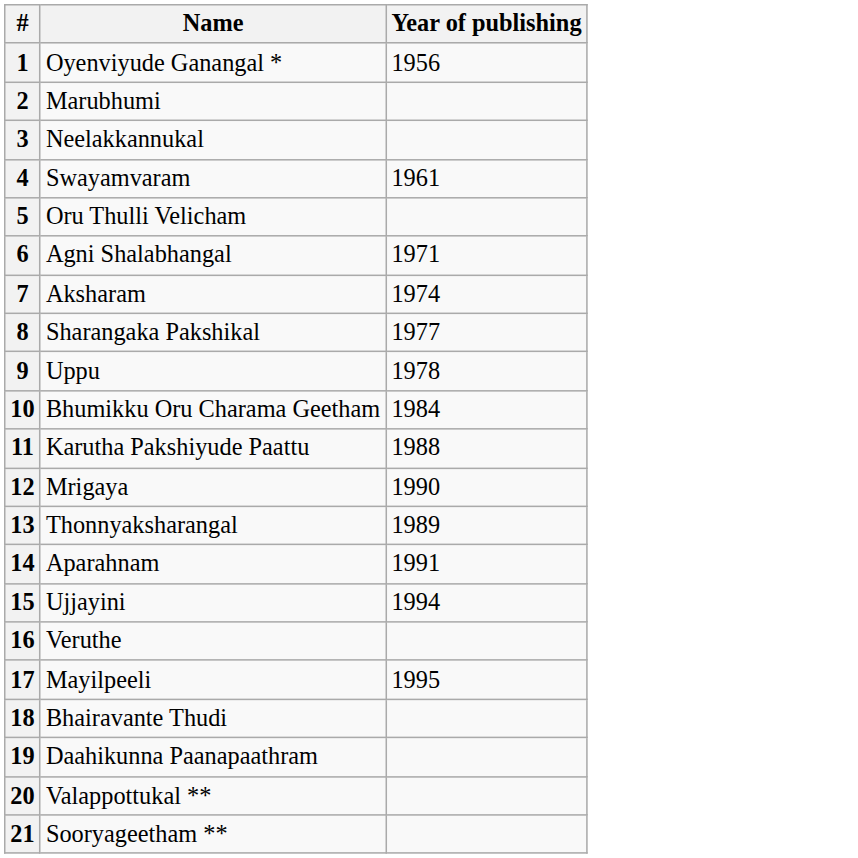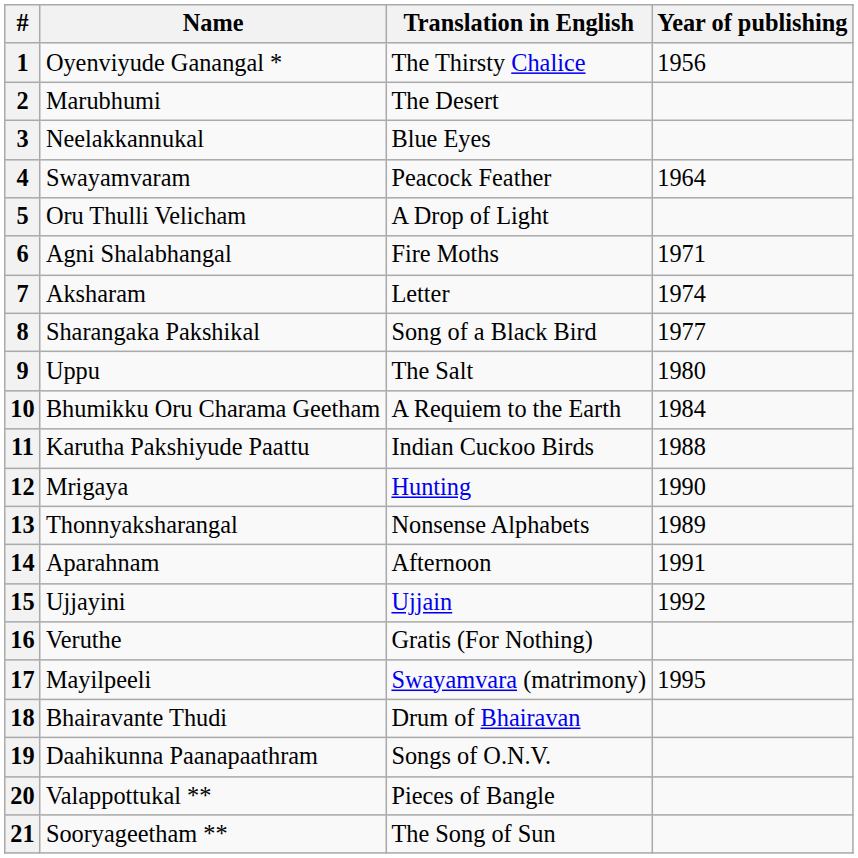+ column: (519, 23)
(416, 178) 1961 -> (682, 178) 1964
(416, 370) 1978 -> (682, 370) 1980
(416, 602) 1994 -> (682, 602) 1992
